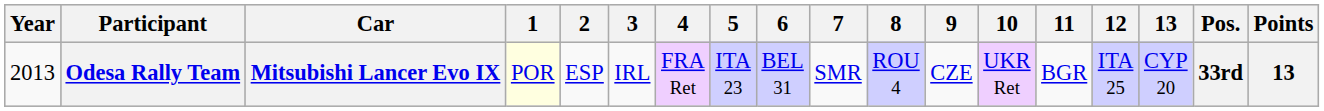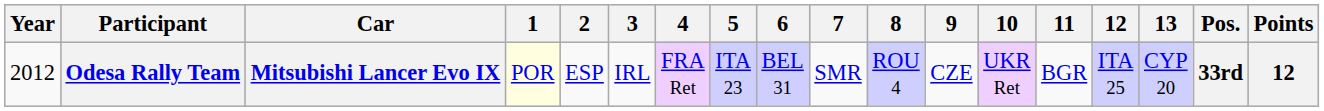(32, 73) 2013 -> (32, 73) 2012
(1284, 73) 13 -> (1284, 73) 12
